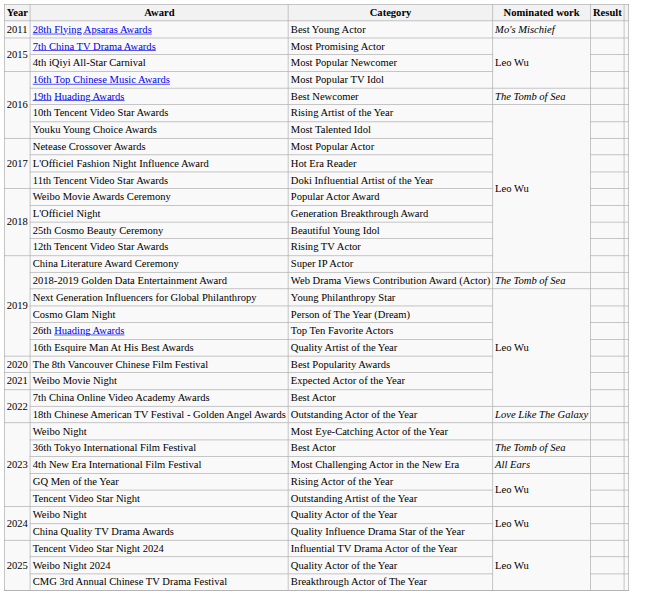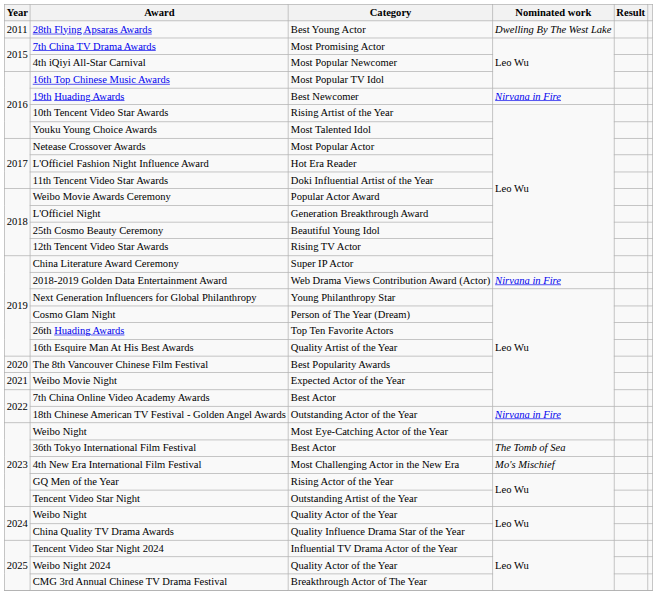(525, 29) Mo's Mischief -> (553, 29) Dwelling By The West Lake
(530, 96) The Tomb of Sea -> (528, 96) Nirvana in Fire
(530, 280) The Tomb of Sea -> (528, 280) Nirvana in Fire
(542, 414) Love Like The Galaxy -> (528, 414) Nirvana in Fire
(513, 465) All Ears -> (525, 465) Mo's Mischief
